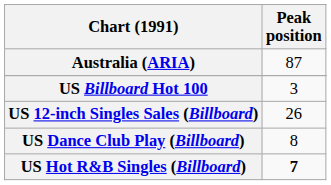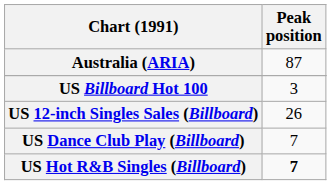(294, 140) 8 -> (294, 140) 7
